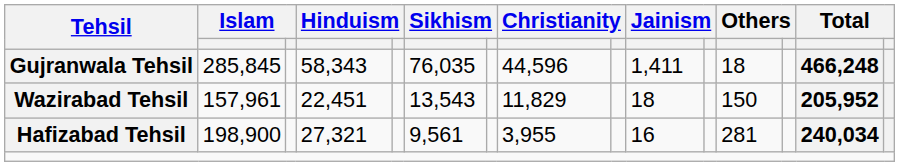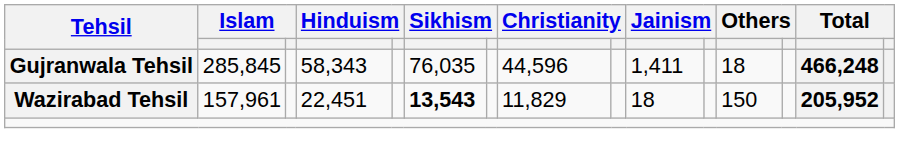(442, 100) normal -> (442, 100) bold
- row: (101, 134)
